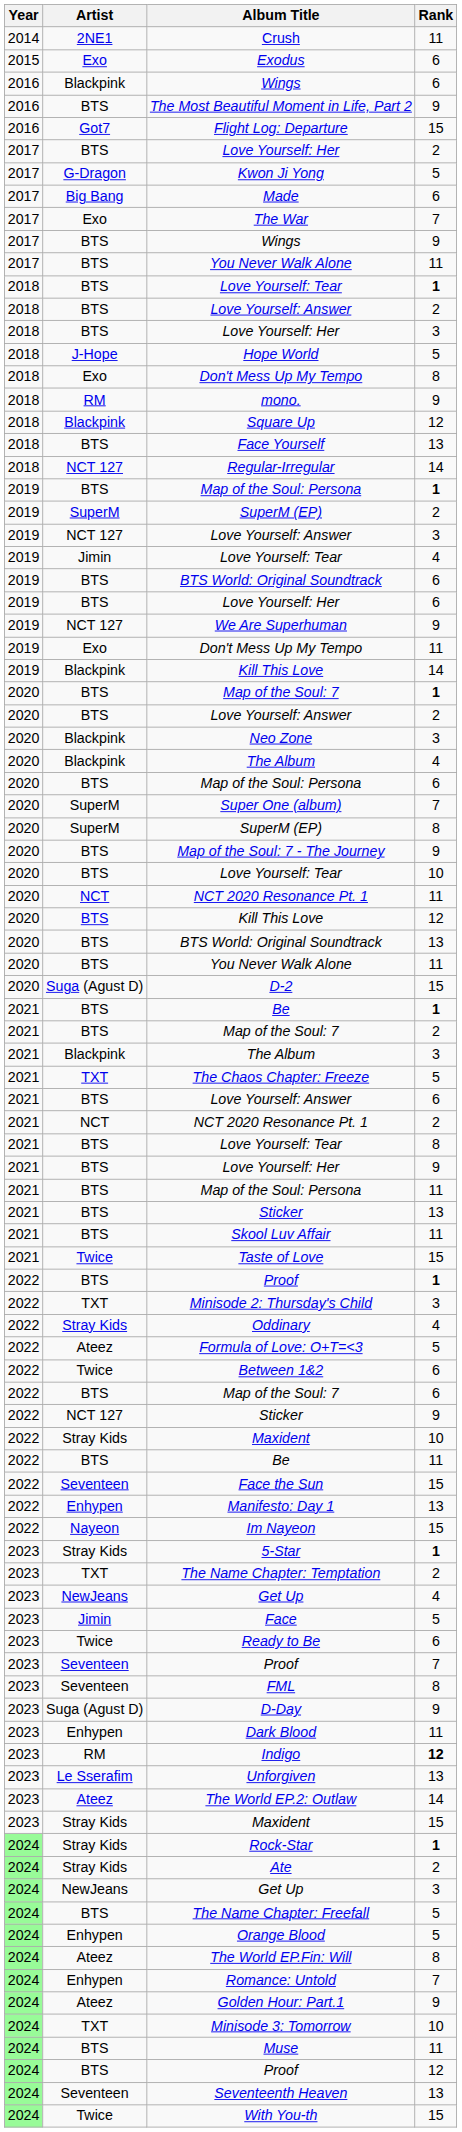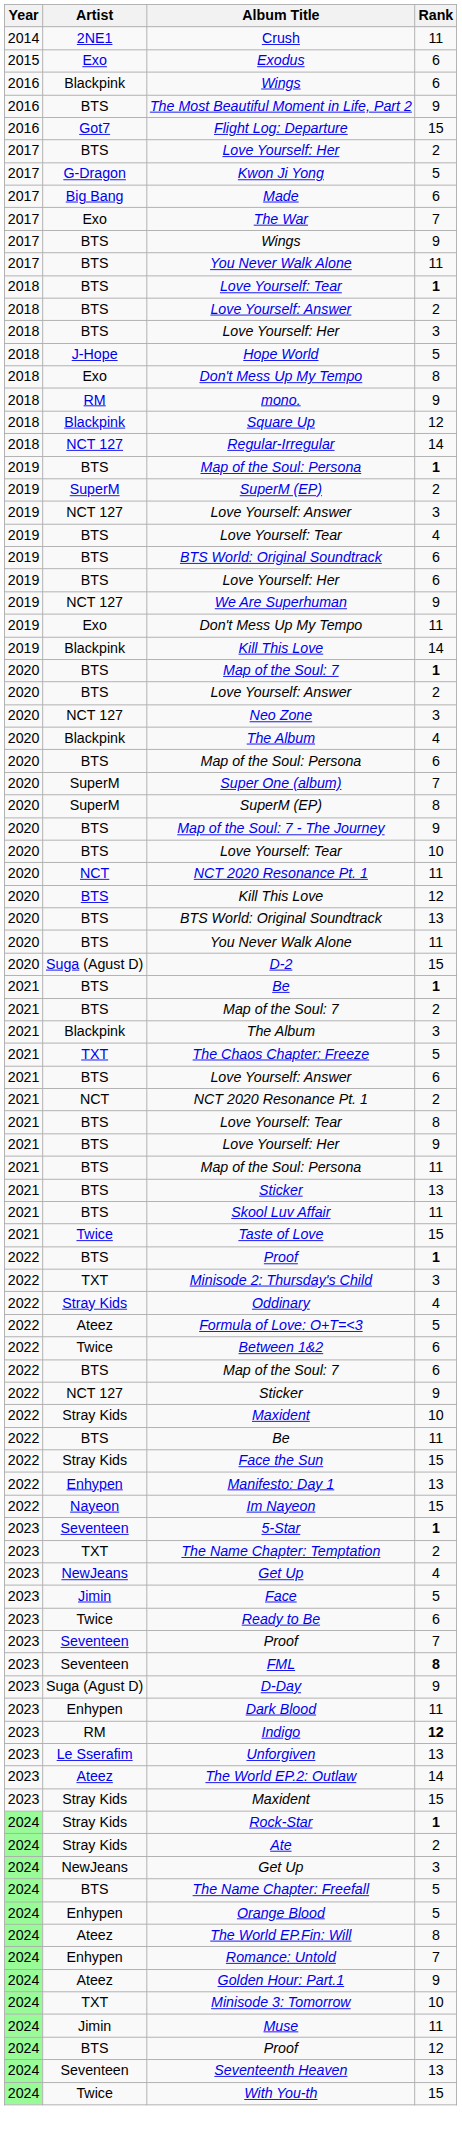- row: (24, 444)
(95, 557) Jimin -> (95, 535) BTS
(95, 738) Blackpink -> (95, 715) NCT 127
(95, 1483) Seventeen -> (95, 1461) Stray Kids
(95, 1551) Stray Kids -> (95, 1528) Seventeen
(436, 1686) normal -> (436, 1664) bold
(95, 2048) BTS -> (95, 2025) Jimin
